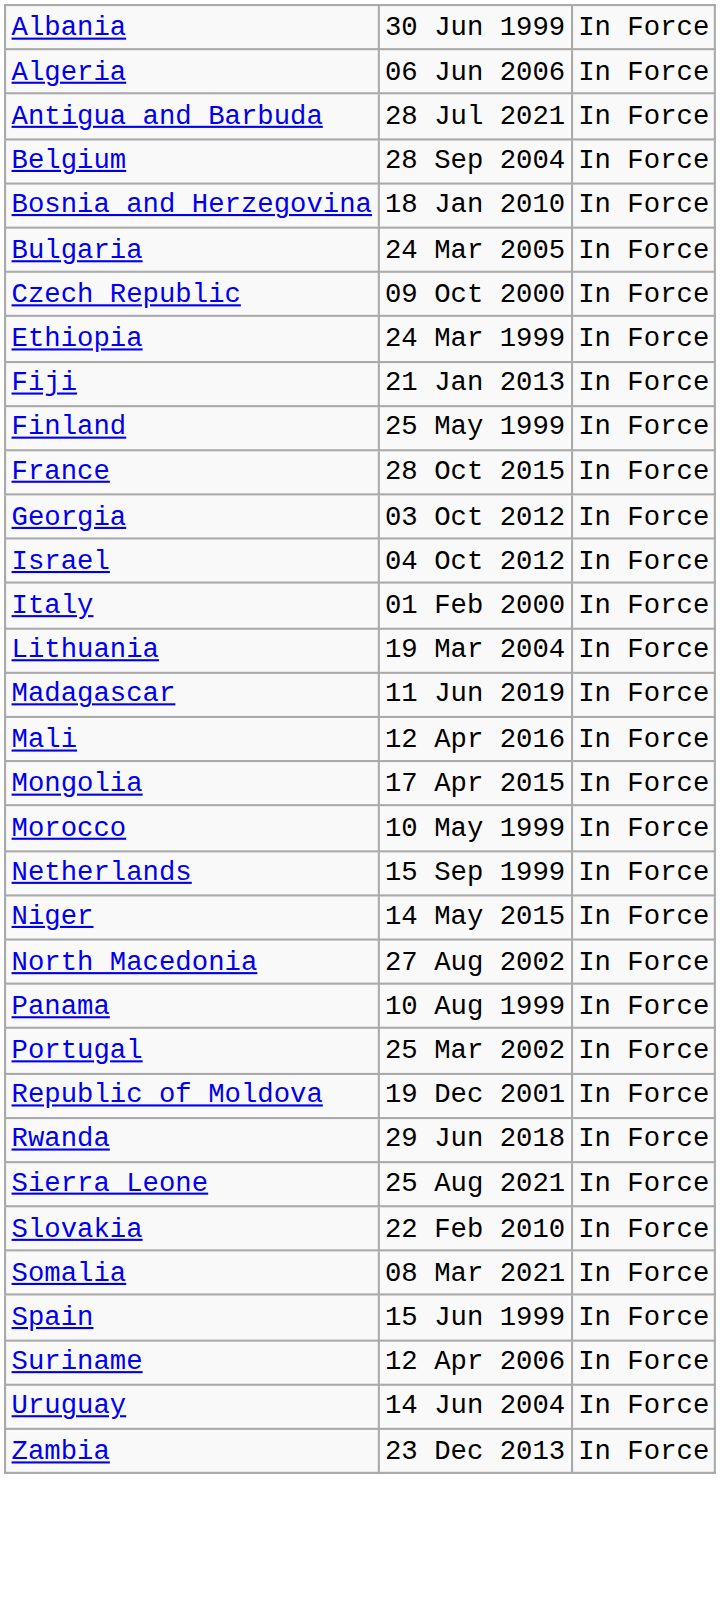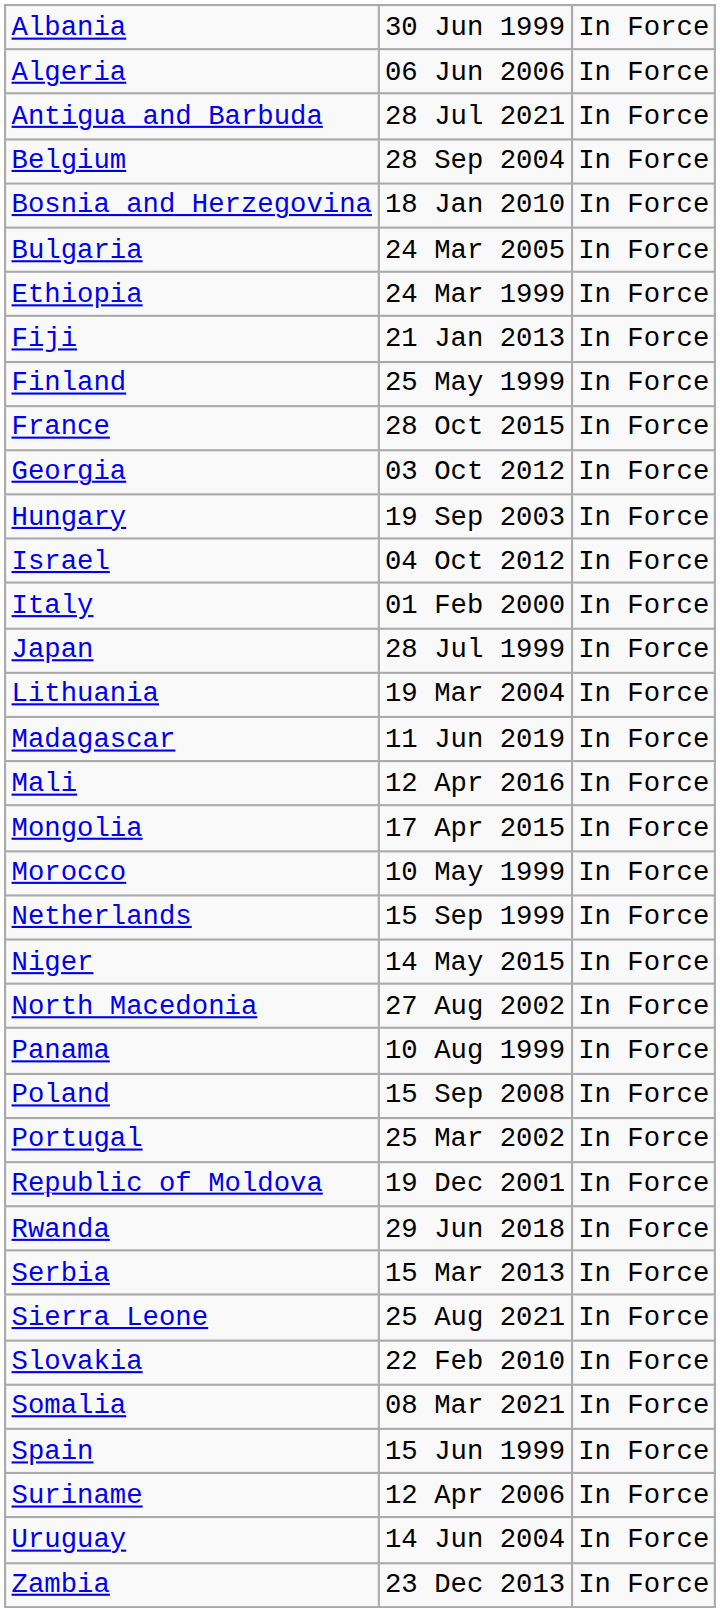- row: (126, 294)
+ row: (69, 517)
+ row: (53, 650)
+ row: (61, 1095)
+ row: (61, 1273)
